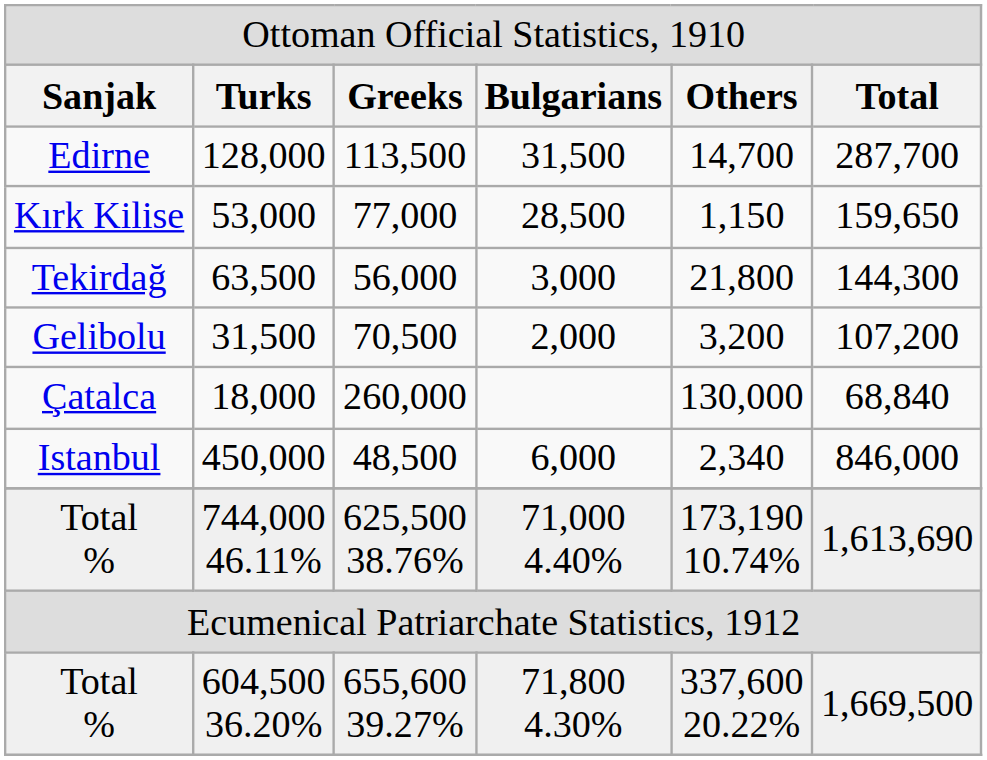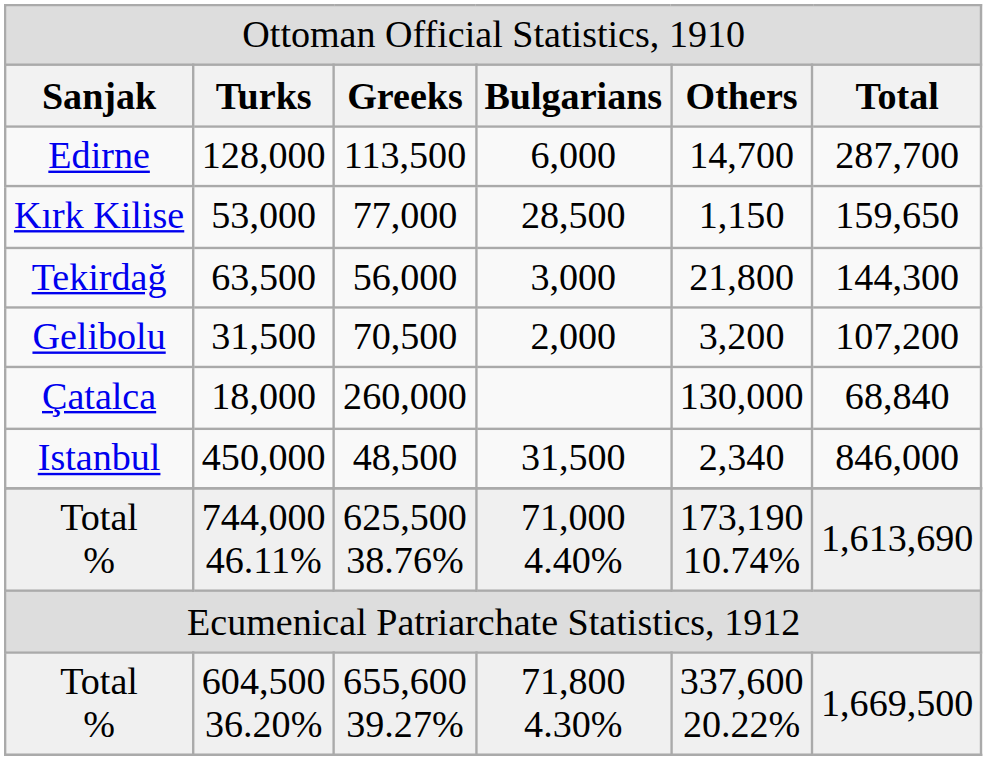(573, 155) 31,500 -> (573, 155) 6,000
(573, 457) 6,000 -> (573, 457) 31,500
